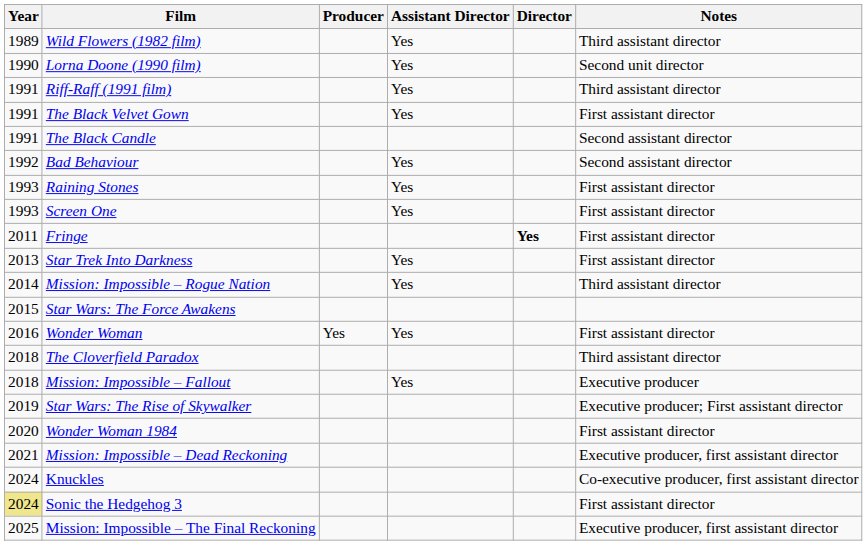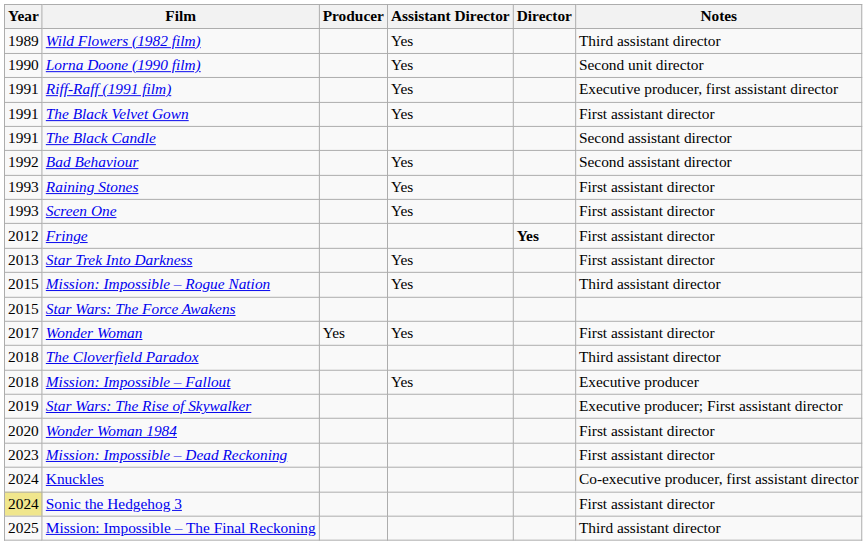(650, 89) Third assistant director -> (709, 89) Executive producer, first assistant director
(23, 235) 2011 -> (23, 235) 2012
(23, 284) 2014 -> (23, 284) 2015
(23, 333) 2016 -> (23, 333) 2017
(23, 455) 2021 -> (23, 455) 2023
(709, 455) Executive producer, first assistant director -> (647, 455) First assistant director
(709, 528) Executive producer, first assistant director -> (650, 528) Third assistant director
